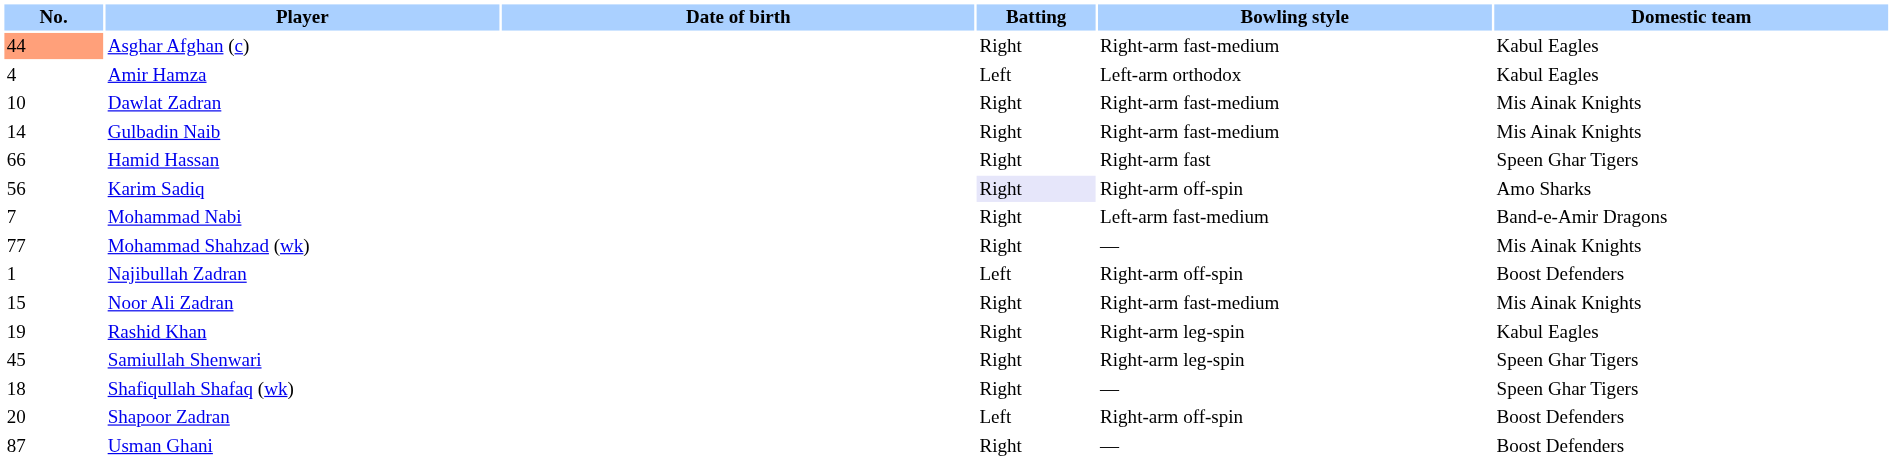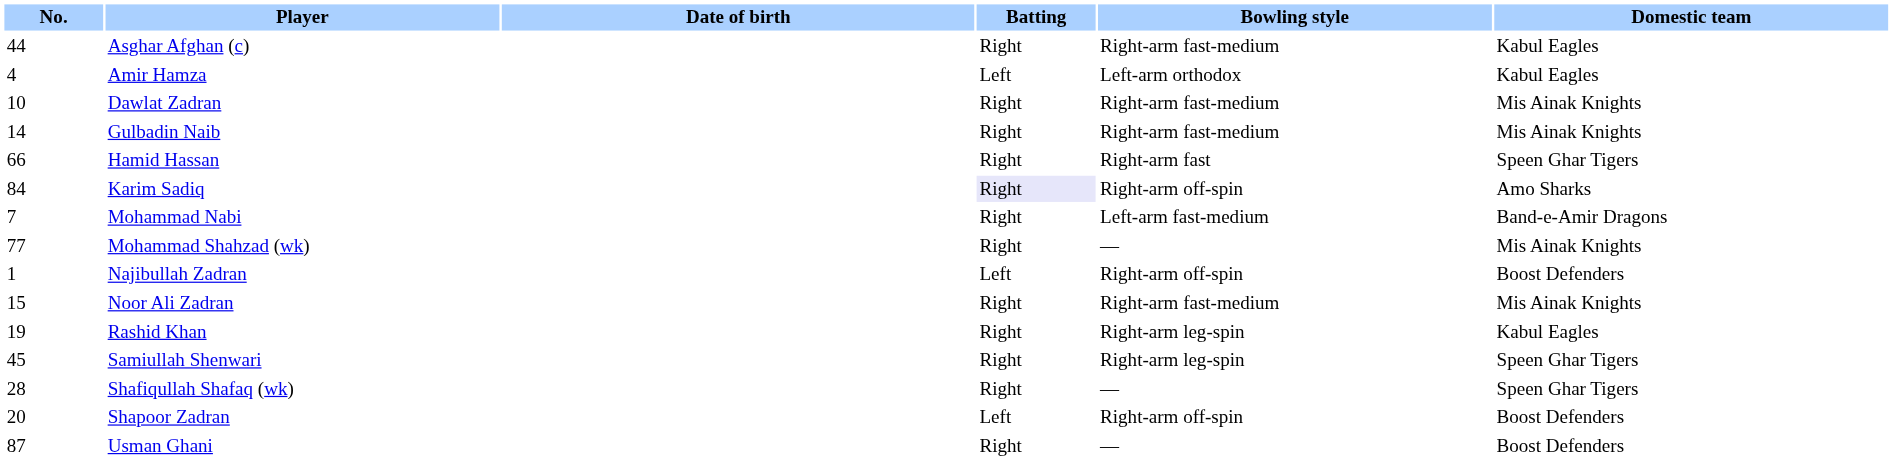(16, 45) lightsalmon background -> (16, 45) no background
(16, 188) 56 -> (16, 188) 84
(16, 388) 18 -> (16, 388) 28
